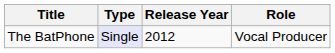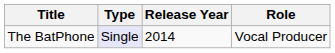(160, 36) 2012 -> (160, 36) 2014
